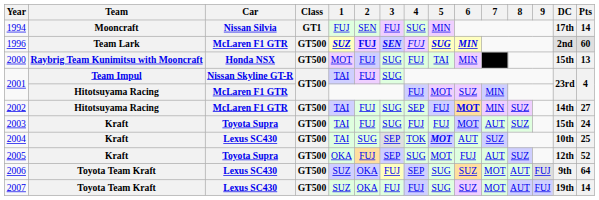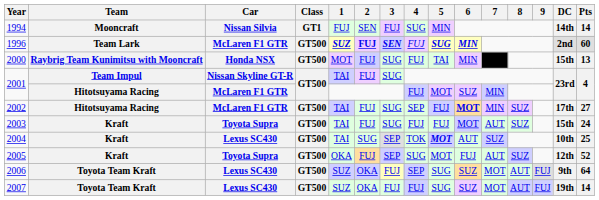(565, 27) 17th -> (565, 27) 14th
(565, 107) 14th -> (565, 107) 17th
